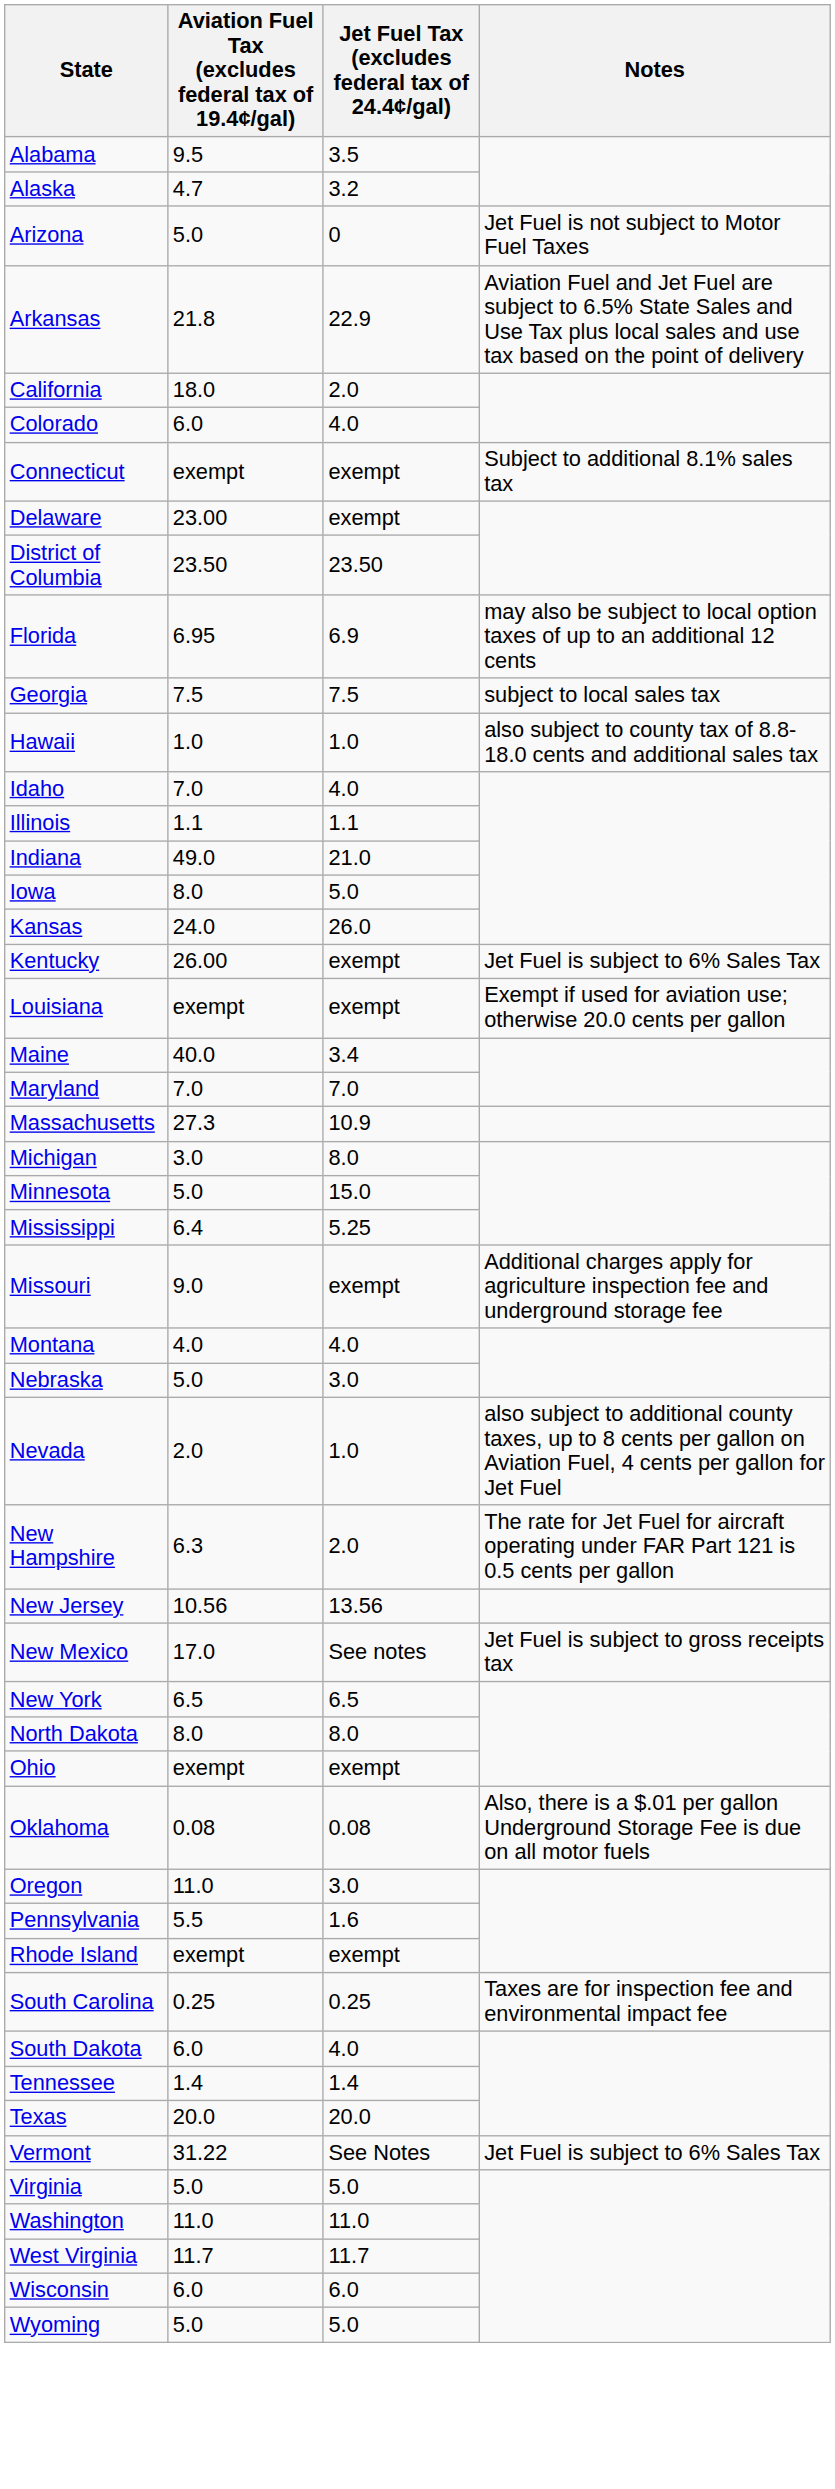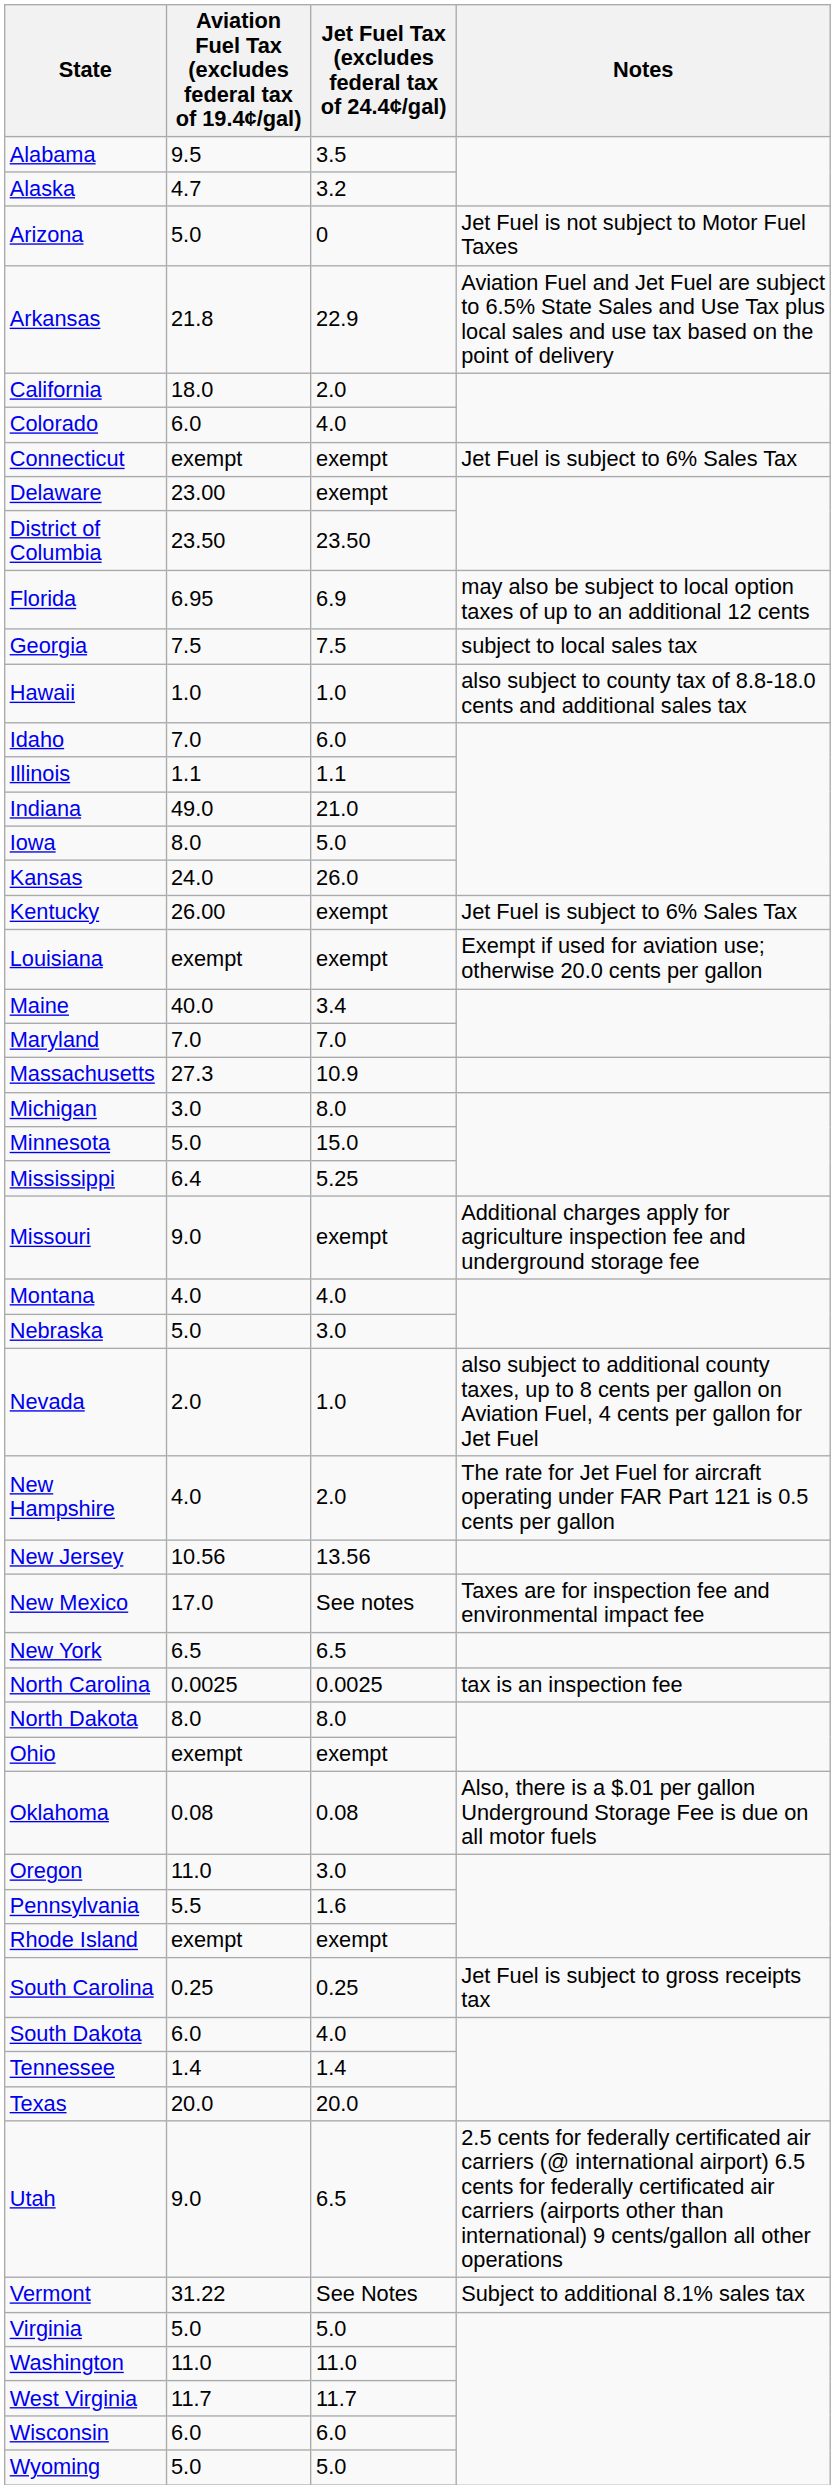(638, 471) Subject to additional 8.1% sales tax -> (629, 459) Jet Fuel is subject to 6% Sales Tax
(344, 788) 4.0 -> (331, 739) 6.0
(188, 1546) 6.3 -> (186, 1497) 4.0
(654, 1652) Jet Fuel is subject to gross receipts tax -> (615, 1603) Taxes are for inspection fee and environmental impact fee
+ row: (80, 1684)
(638, 2001) Taxes are for inspection fee and environmental impact fee -> (631, 1987) Jet Fuel is subject to gross receipts tax
+ row: (33, 2198)
(652, 2152) Jet Fuel is subject to 6% Sales Tax -> (633, 2294) Subject to additional 8.1% sales tax
